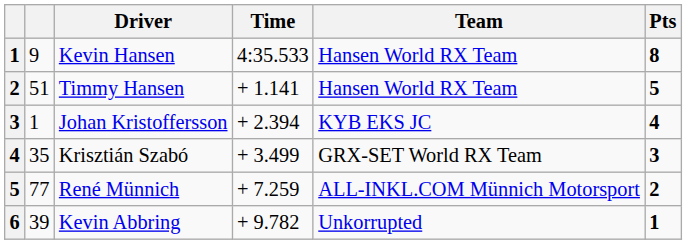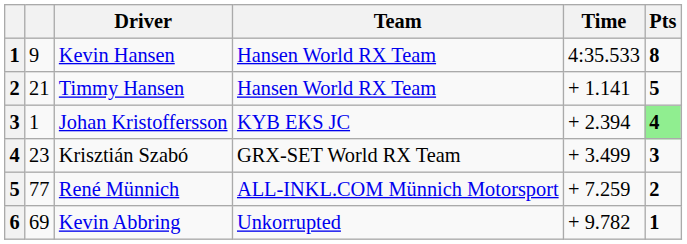columns swapped: (479, 21) <-> (273, 21)
(39, 88) 51 -> (39, 88) 21
(654, 122) no background -> (654, 122) lightgreen background
(39, 155) 35 -> (39, 155) 23
(39, 222) 39 -> (39, 222) 69
